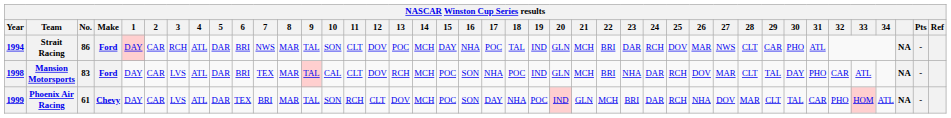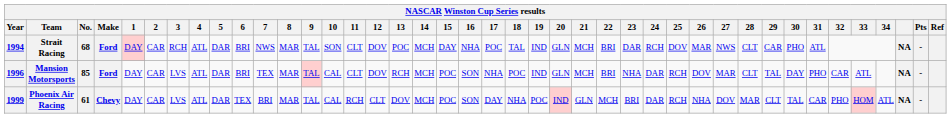(86, 47) 86 -> (86, 47) 68
(15, 74) 1998 -> (15, 74) 1996
(86, 74) 83 -> (86, 74) 85
(333, 100) SON -> (333, 100) CAL
